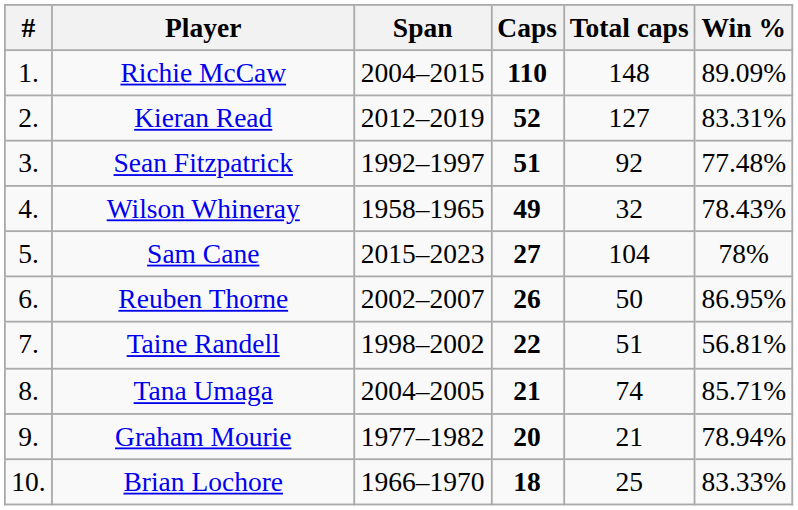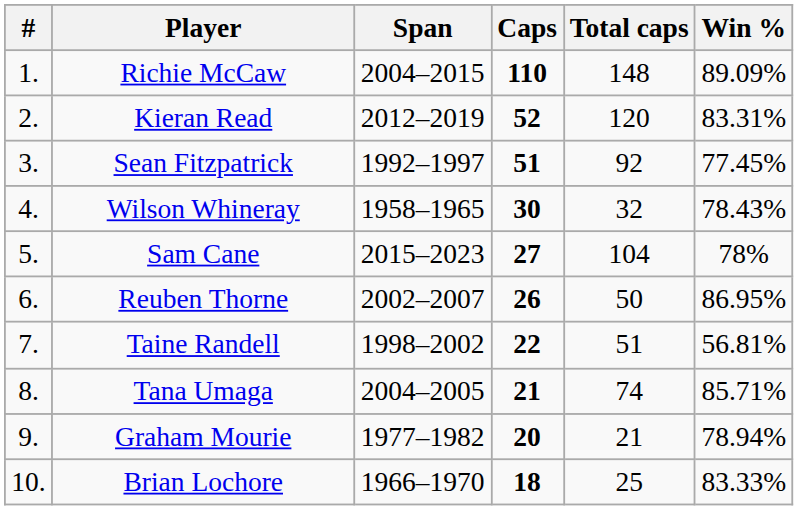(629, 118) 127 -> (629, 118) 120
(744, 163) 77.48% -> (744, 163) 77.45%
(527, 208) 49 -> (527, 208) 30
